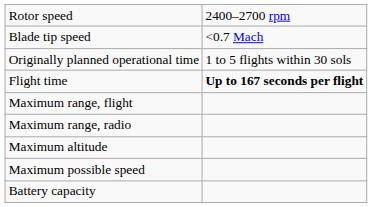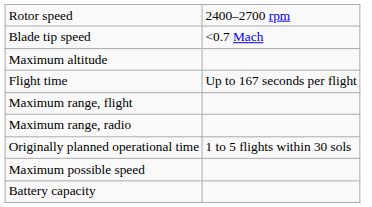rows swapped: (104, 59) <-> (58, 147)
(284, 81) bold -> (281, 81) normal
